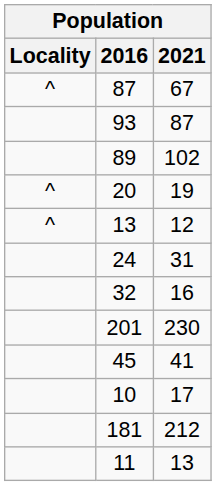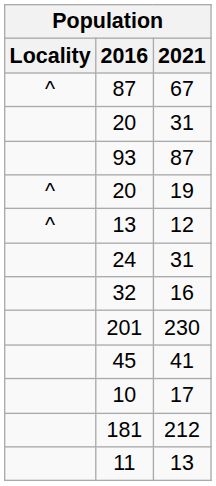+ row: (124, 123)
- row: (124, 157)
